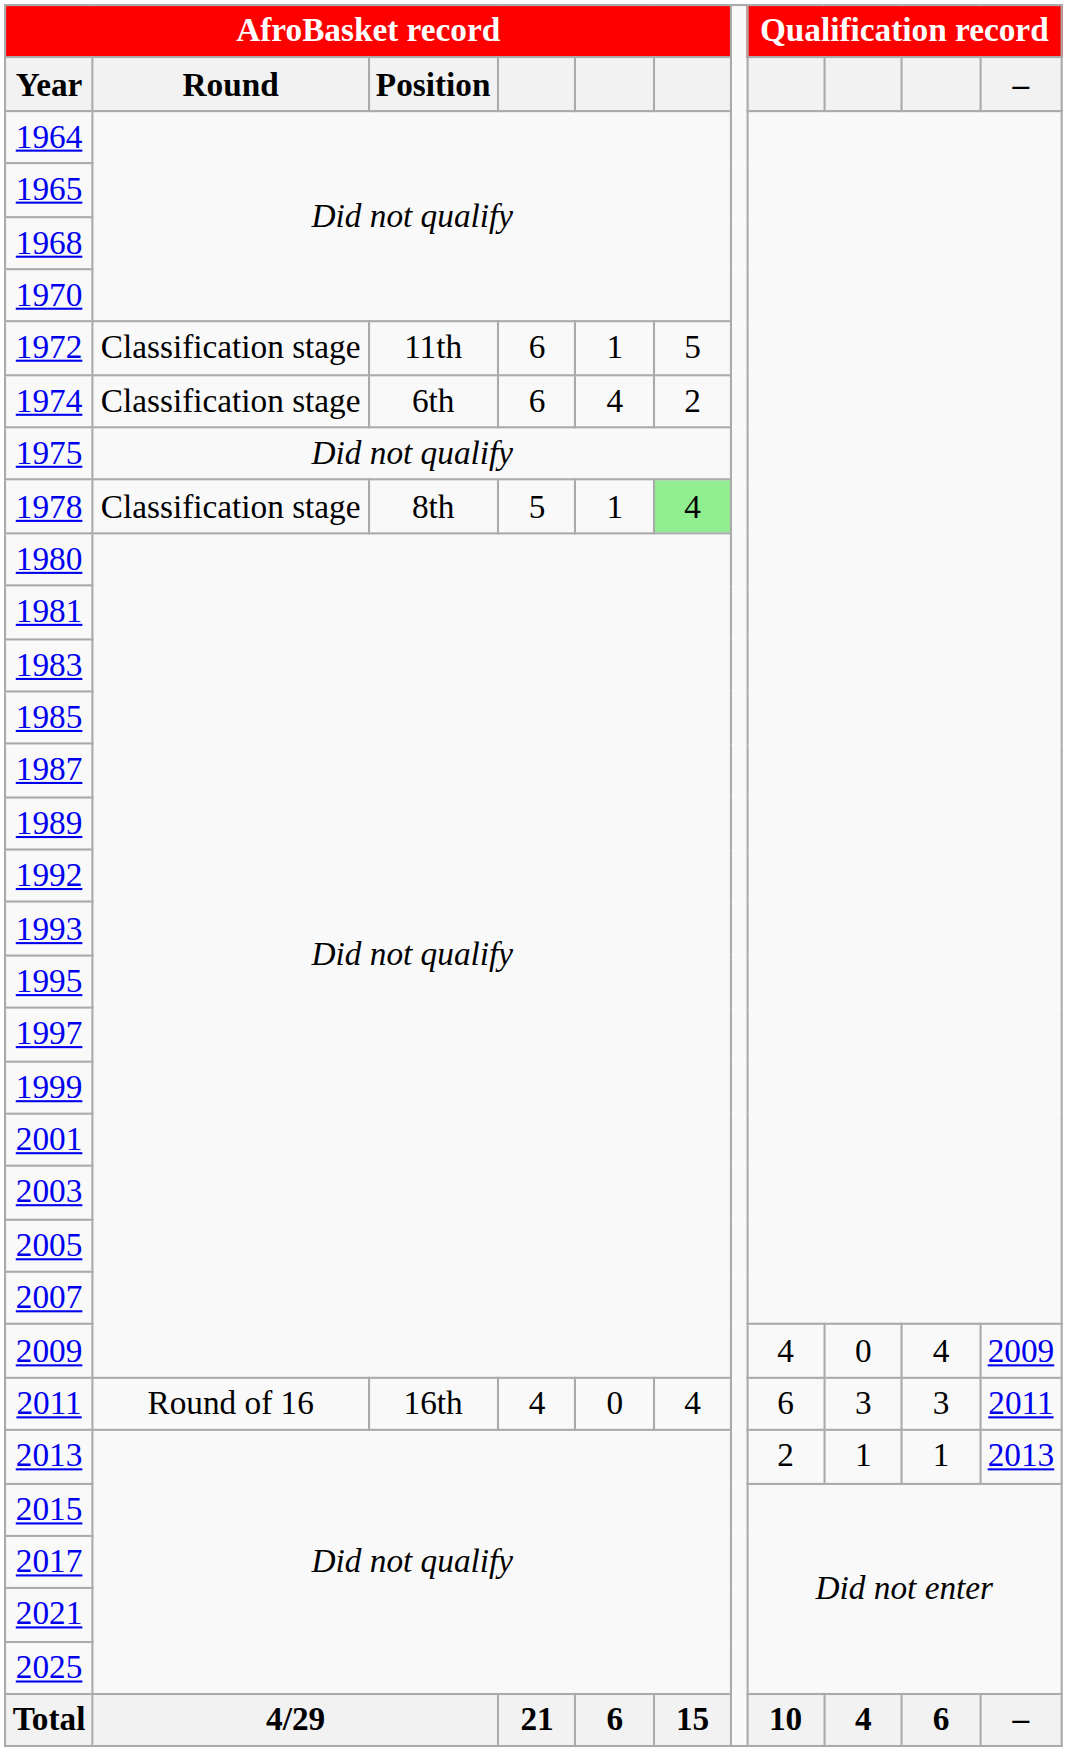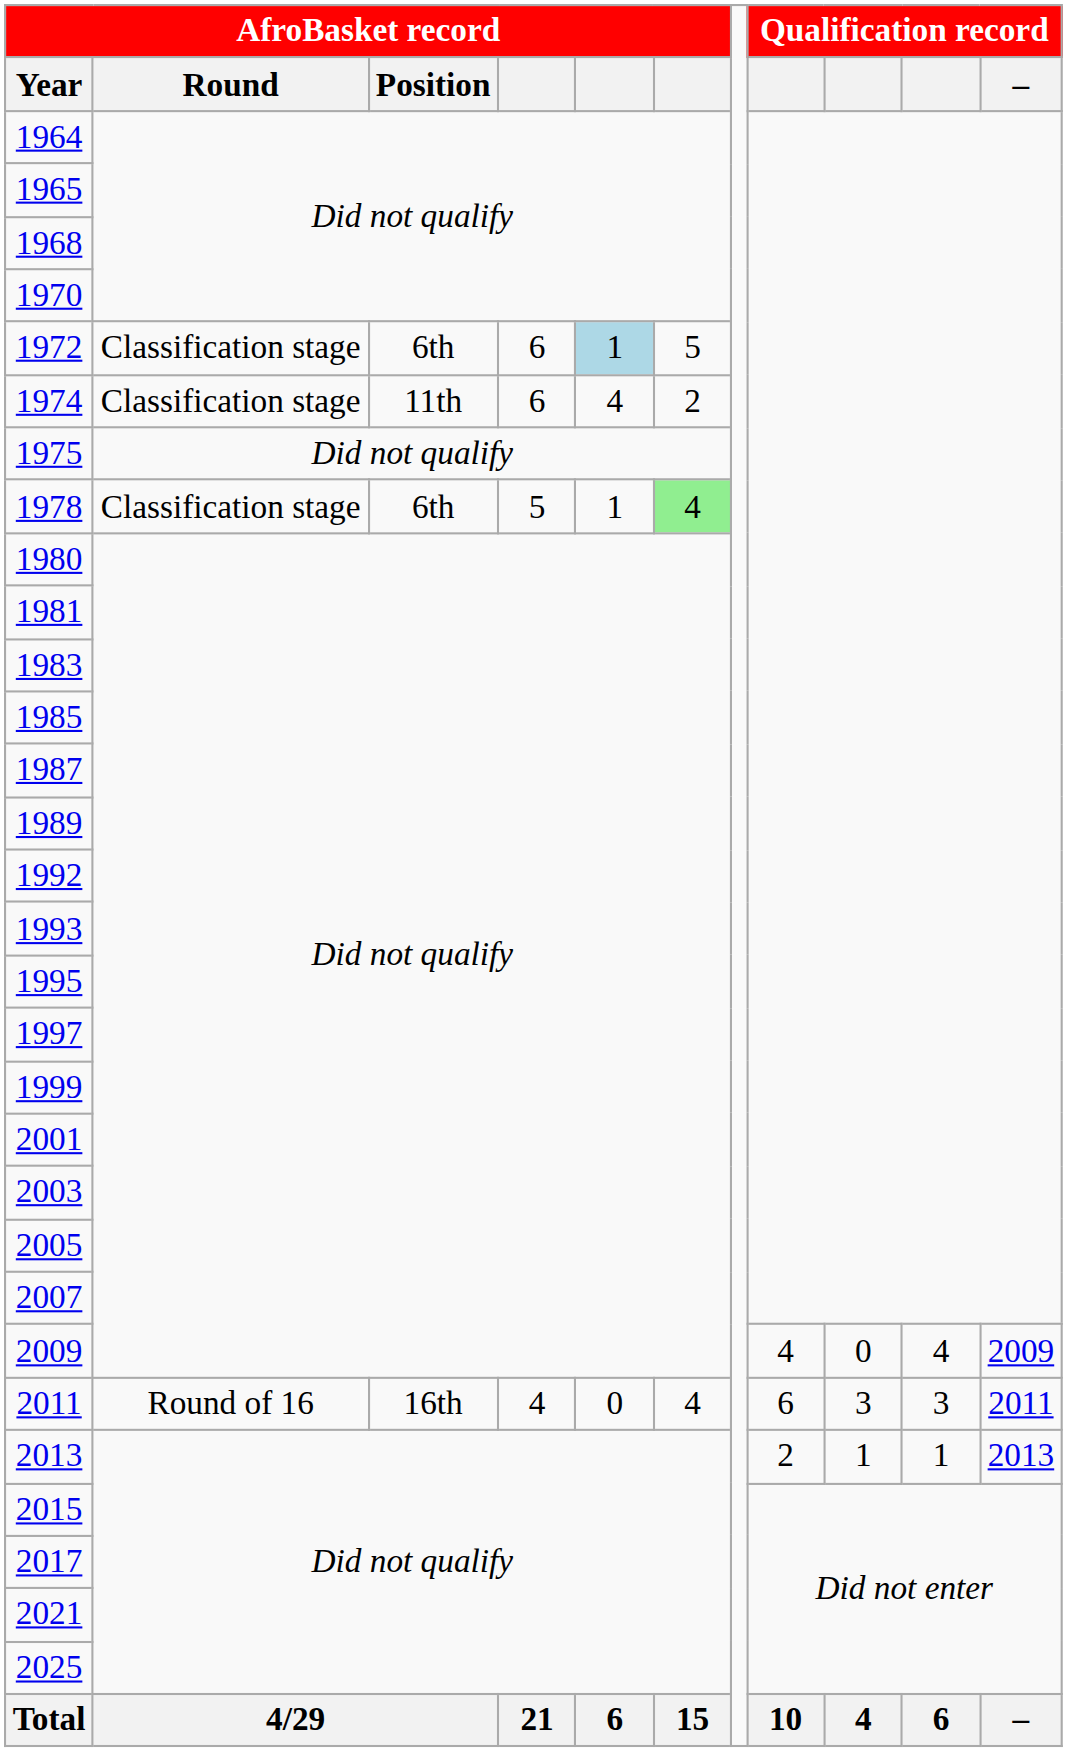(433, 347) 11th -> (433, 347) 6th
(615, 347) no background -> (615, 347) lightblue background
(433, 400) 6th -> (433, 400) 11th
(433, 505) 8th -> (433, 505) 6th
